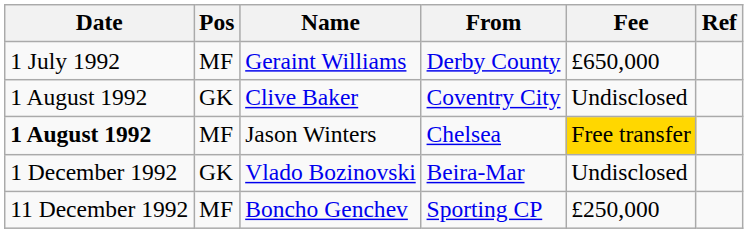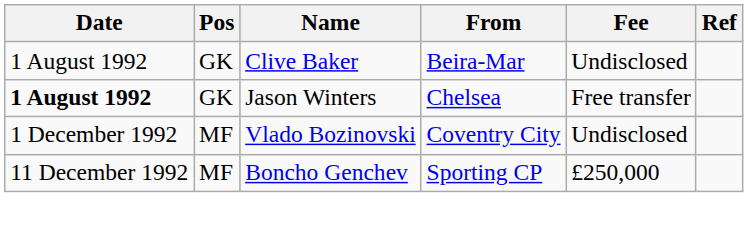- row: (326, 60)
(494, 97) Coventry City -> (476, 60) Beira-Mar
(216, 135) MF -> (216, 97) GK
(631, 135) gold background -> (631, 97) no background
(216, 172) GK -> (216, 135) MF
(476, 172) Beira-Mar -> (494, 135) Coventry City
